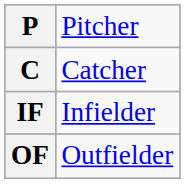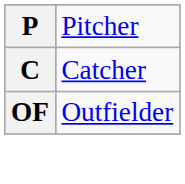- row: (30, 112)
